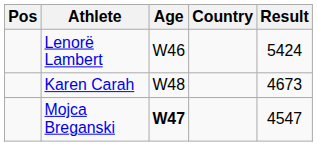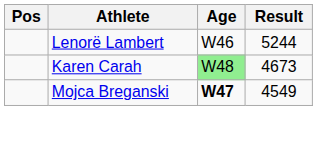- column: (223, 17)
(285, 51) 5424 -> (279, 42) 5244
(169, 85) no background -> (217, 67) lightgreen background
(285, 119) 4547 -> (279, 92) 4549
